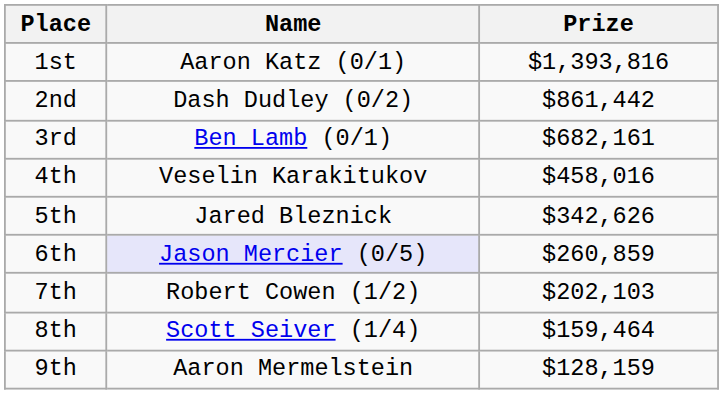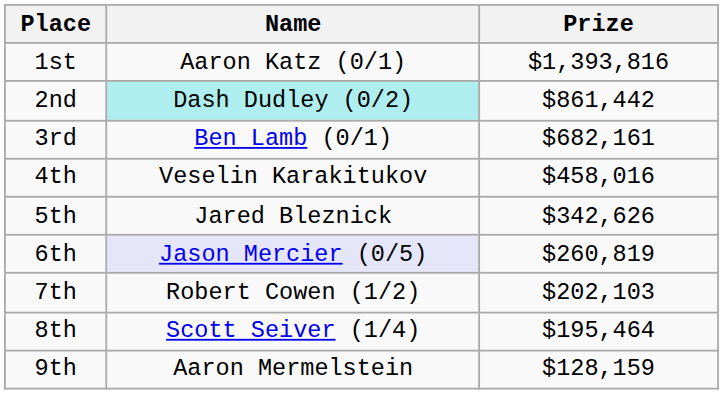(293, 101) no background -> (293, 101) paleturquoise background
(599, 254) $260,859 -> (599, 254) $260,819
(599, 331) $159,464 -> (599, 331) $195,464
